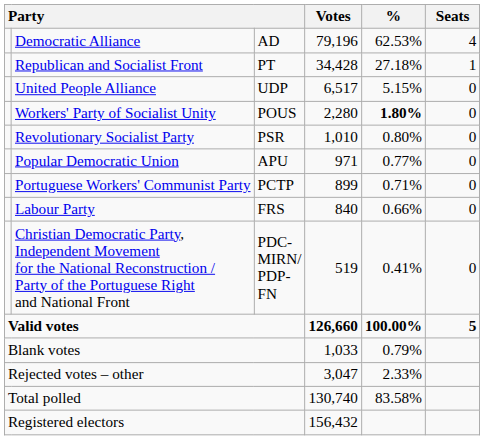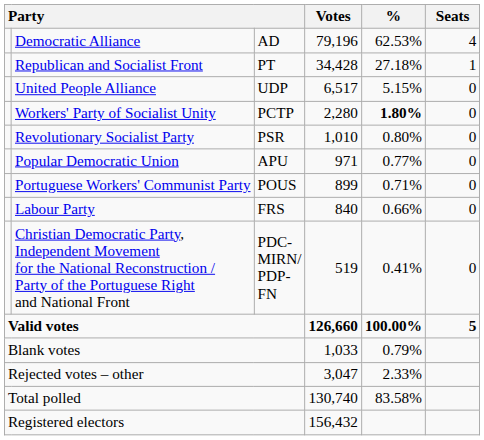(277, 112) POUS -> (276, 112) PCTP
(276, 185) PCTP -> (277, 185) POUS
